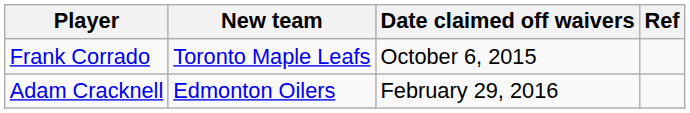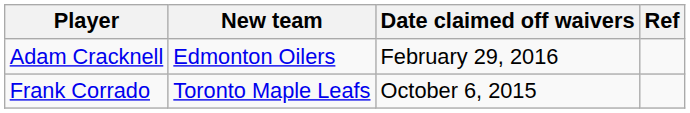rows swapped: (80, 56) <-> (86, 90)
